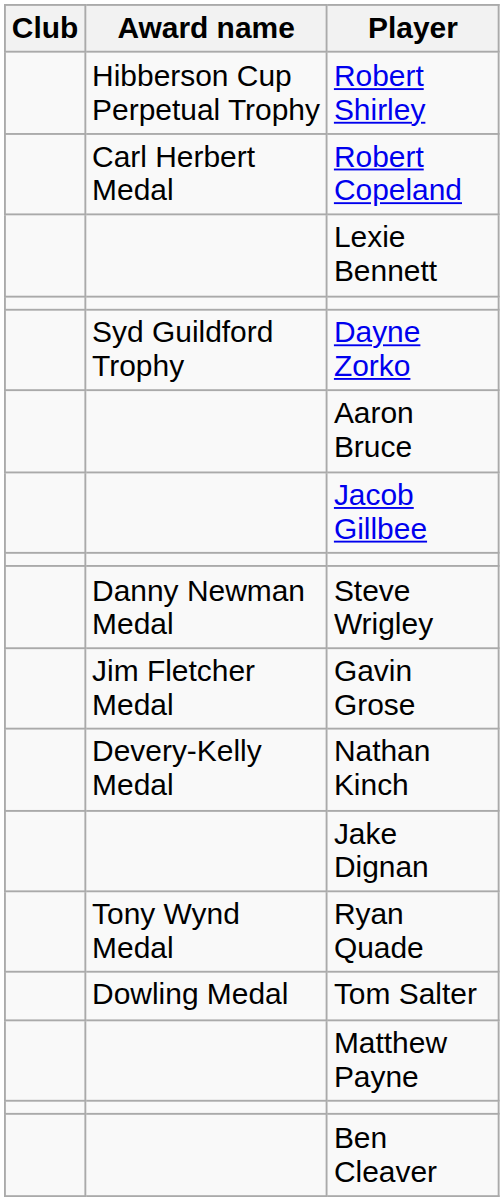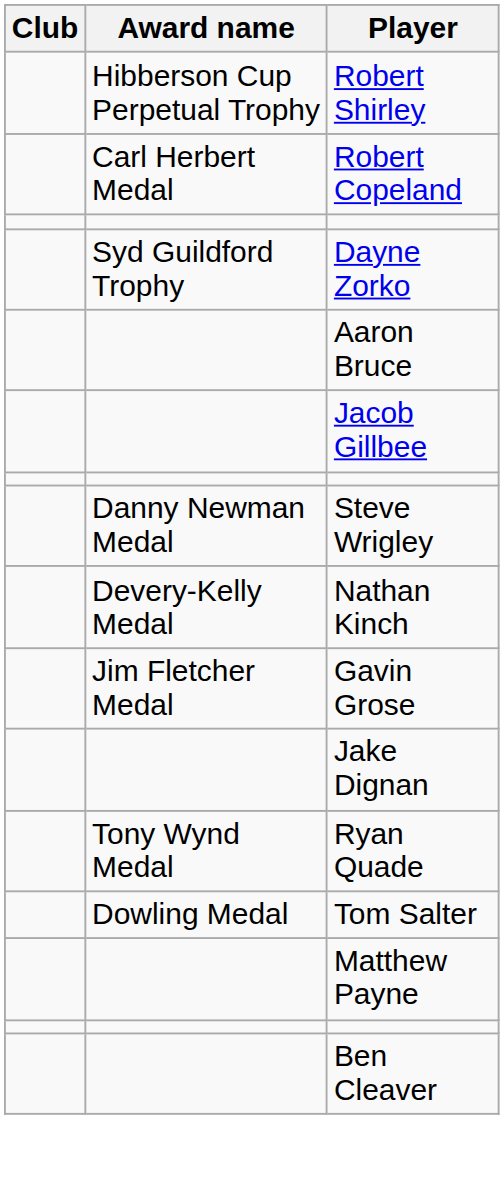- row: (206, 255)
rows swapped: (177, 768) <-> (174, 687)
